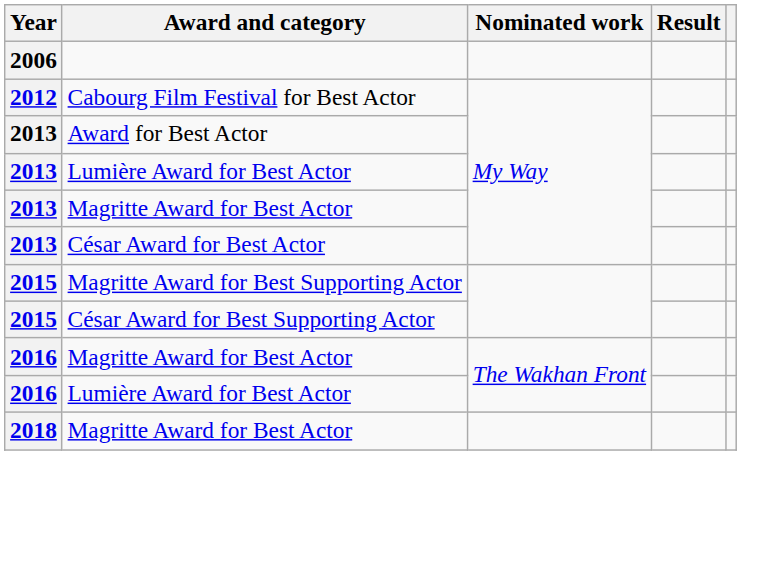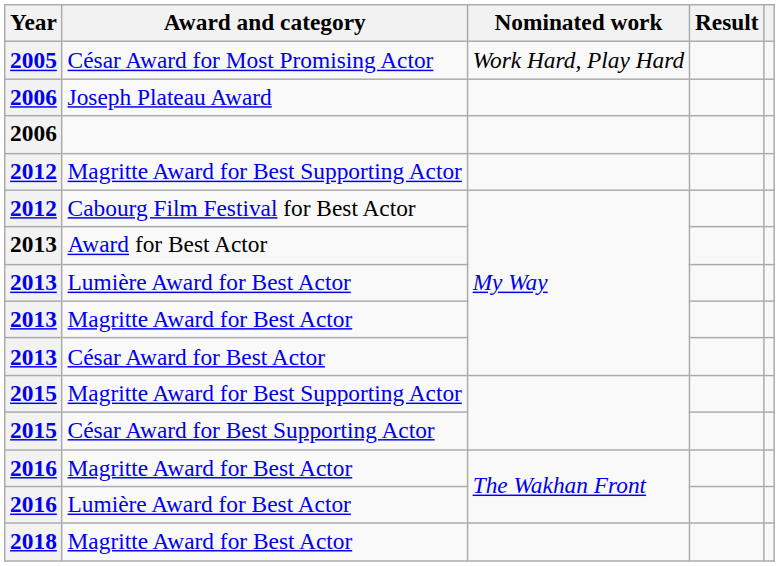+ row: (33, 60)
+ row: (33, 97)
+ row: (33, 171)
